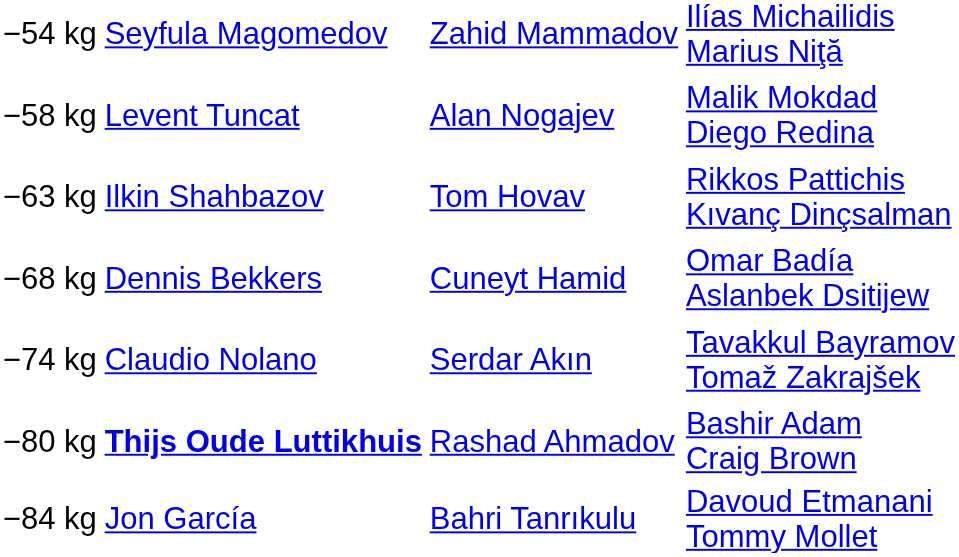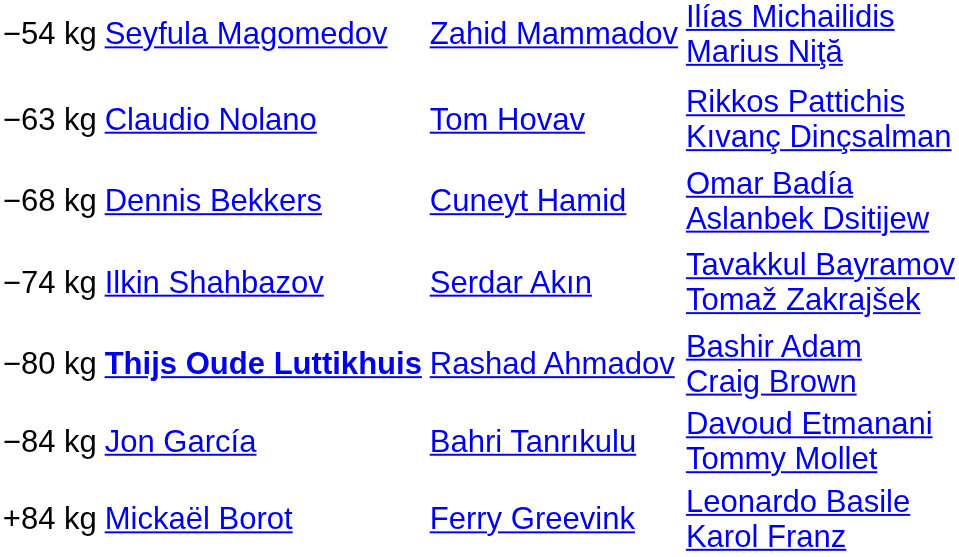- row: (50, 115)
(214, 197) Ilkin Shahbazov -> (211, 119) Claudio Nolano
(211, 360) Claudio Nolano -> (214, 282) Ilkin Shahbazov
+ row: (50, 519)
